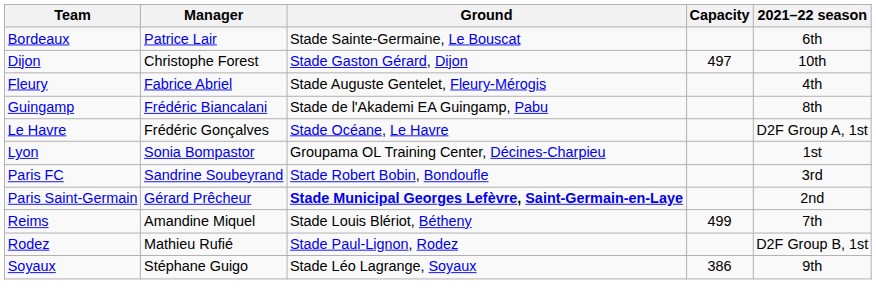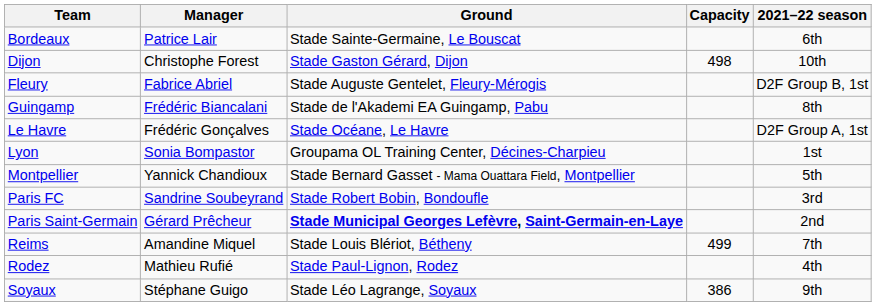(720, 61) 497 -> (720, 61) 498
(812, 84) 4th -> (812, 84) D2F Group B, 1st
+ row: (43, 175)
(812, 244) D2F Group B, 1st -> (812, 267) 4th
